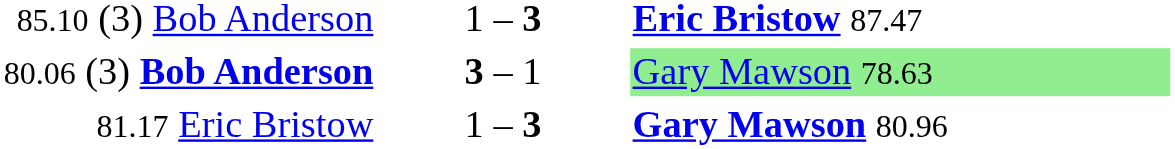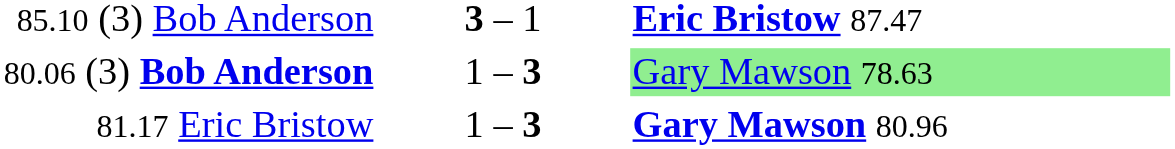(503, 18) 1 – 3 -> (503, 18) 3 – 1
(503, 71) 3 – 1 -> (503, 71) 1 – 3
